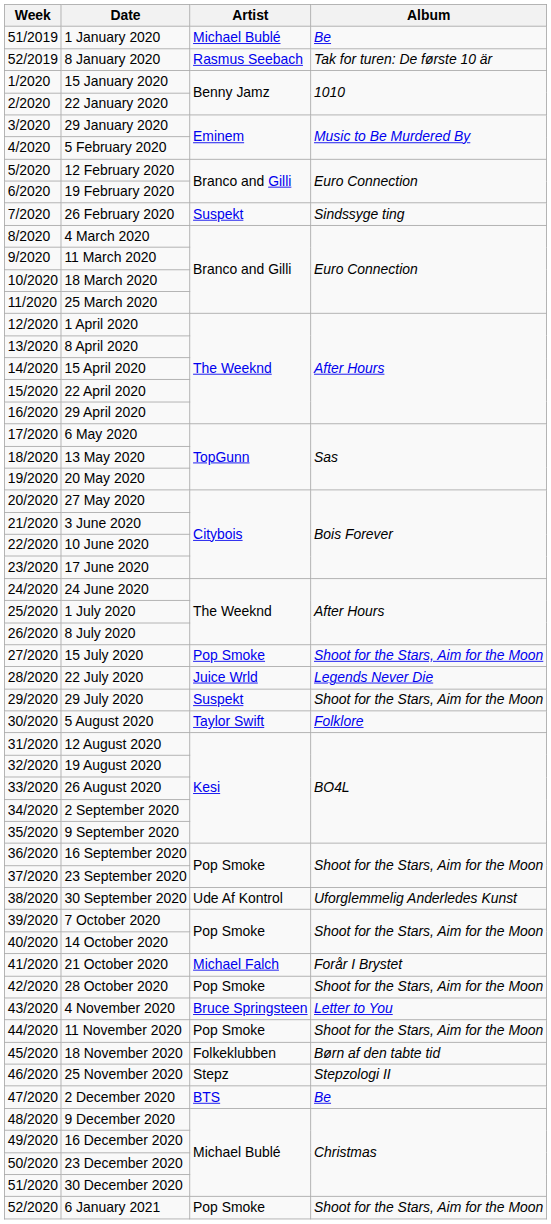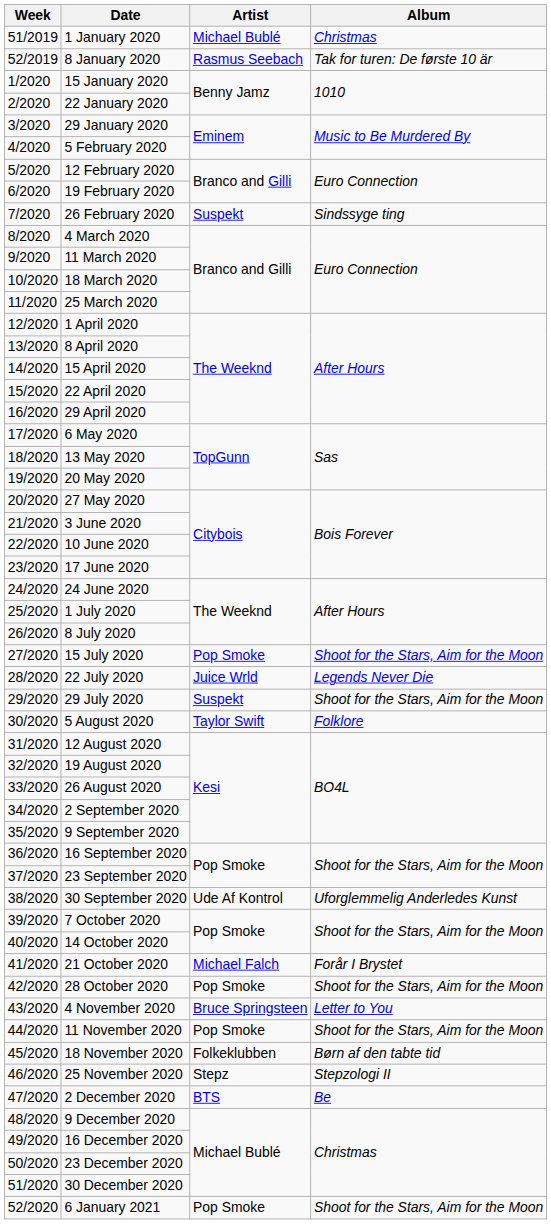(323, 37) Be -> (345, 37) Christmas
